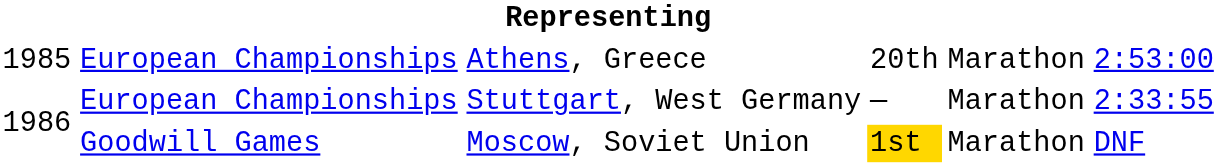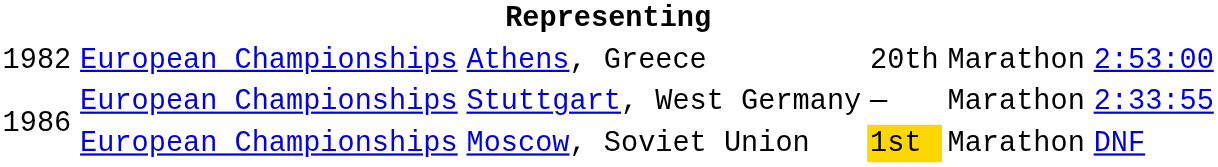(37, 60) 1985 -> (37, 60) 1982
(200, 144) Goodwill Games -> (269, 144) European Championships
